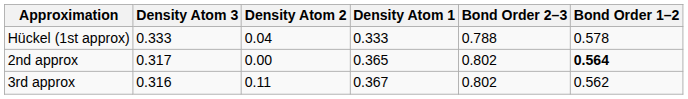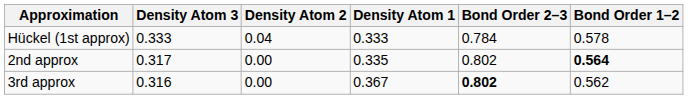(479, 37) 0.788 -> (479, 37) 0.784
(371, 60) 0.365 -> (371, 60) 0.335
(258, 82) 0.11 -> (258, 82) 0.00
(479, 82) normal -> (479, 82) bold
